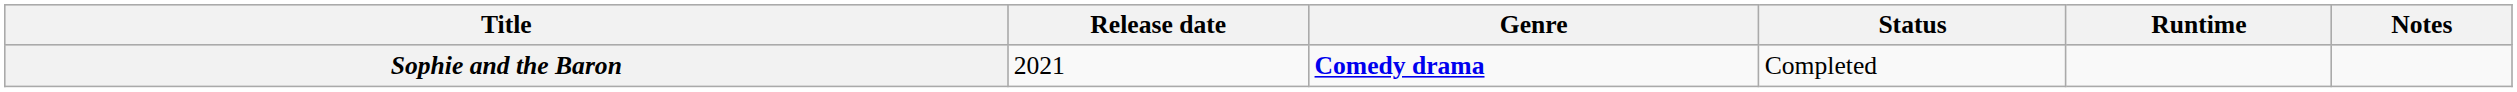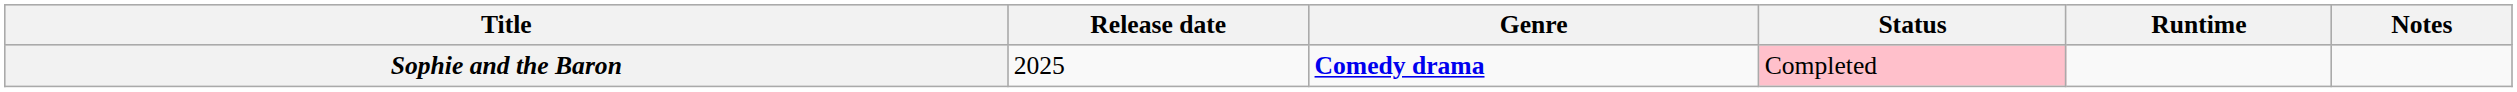(1039, 65) 2021 -> (1039, 65) 2025
(1821, 65) no background -> (1821, 65) pink background
